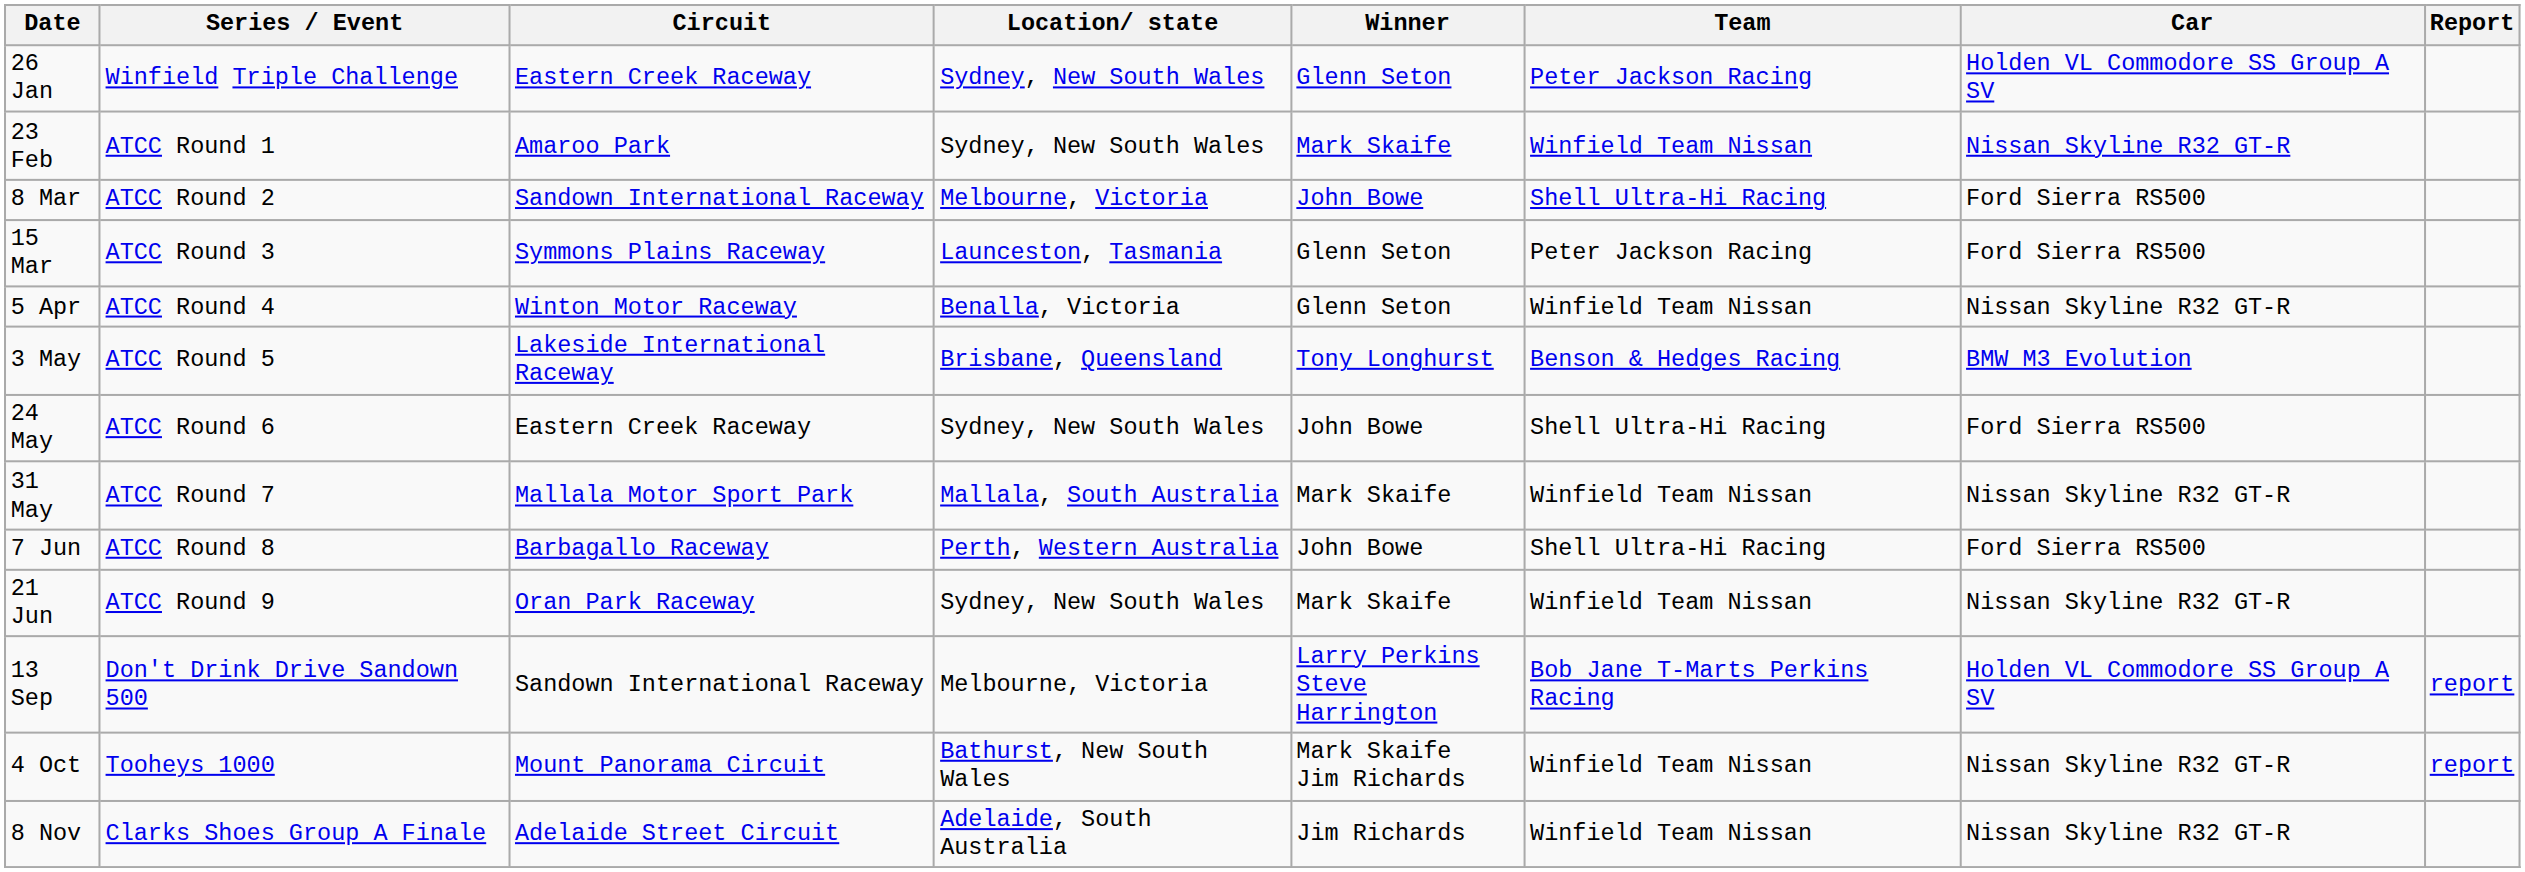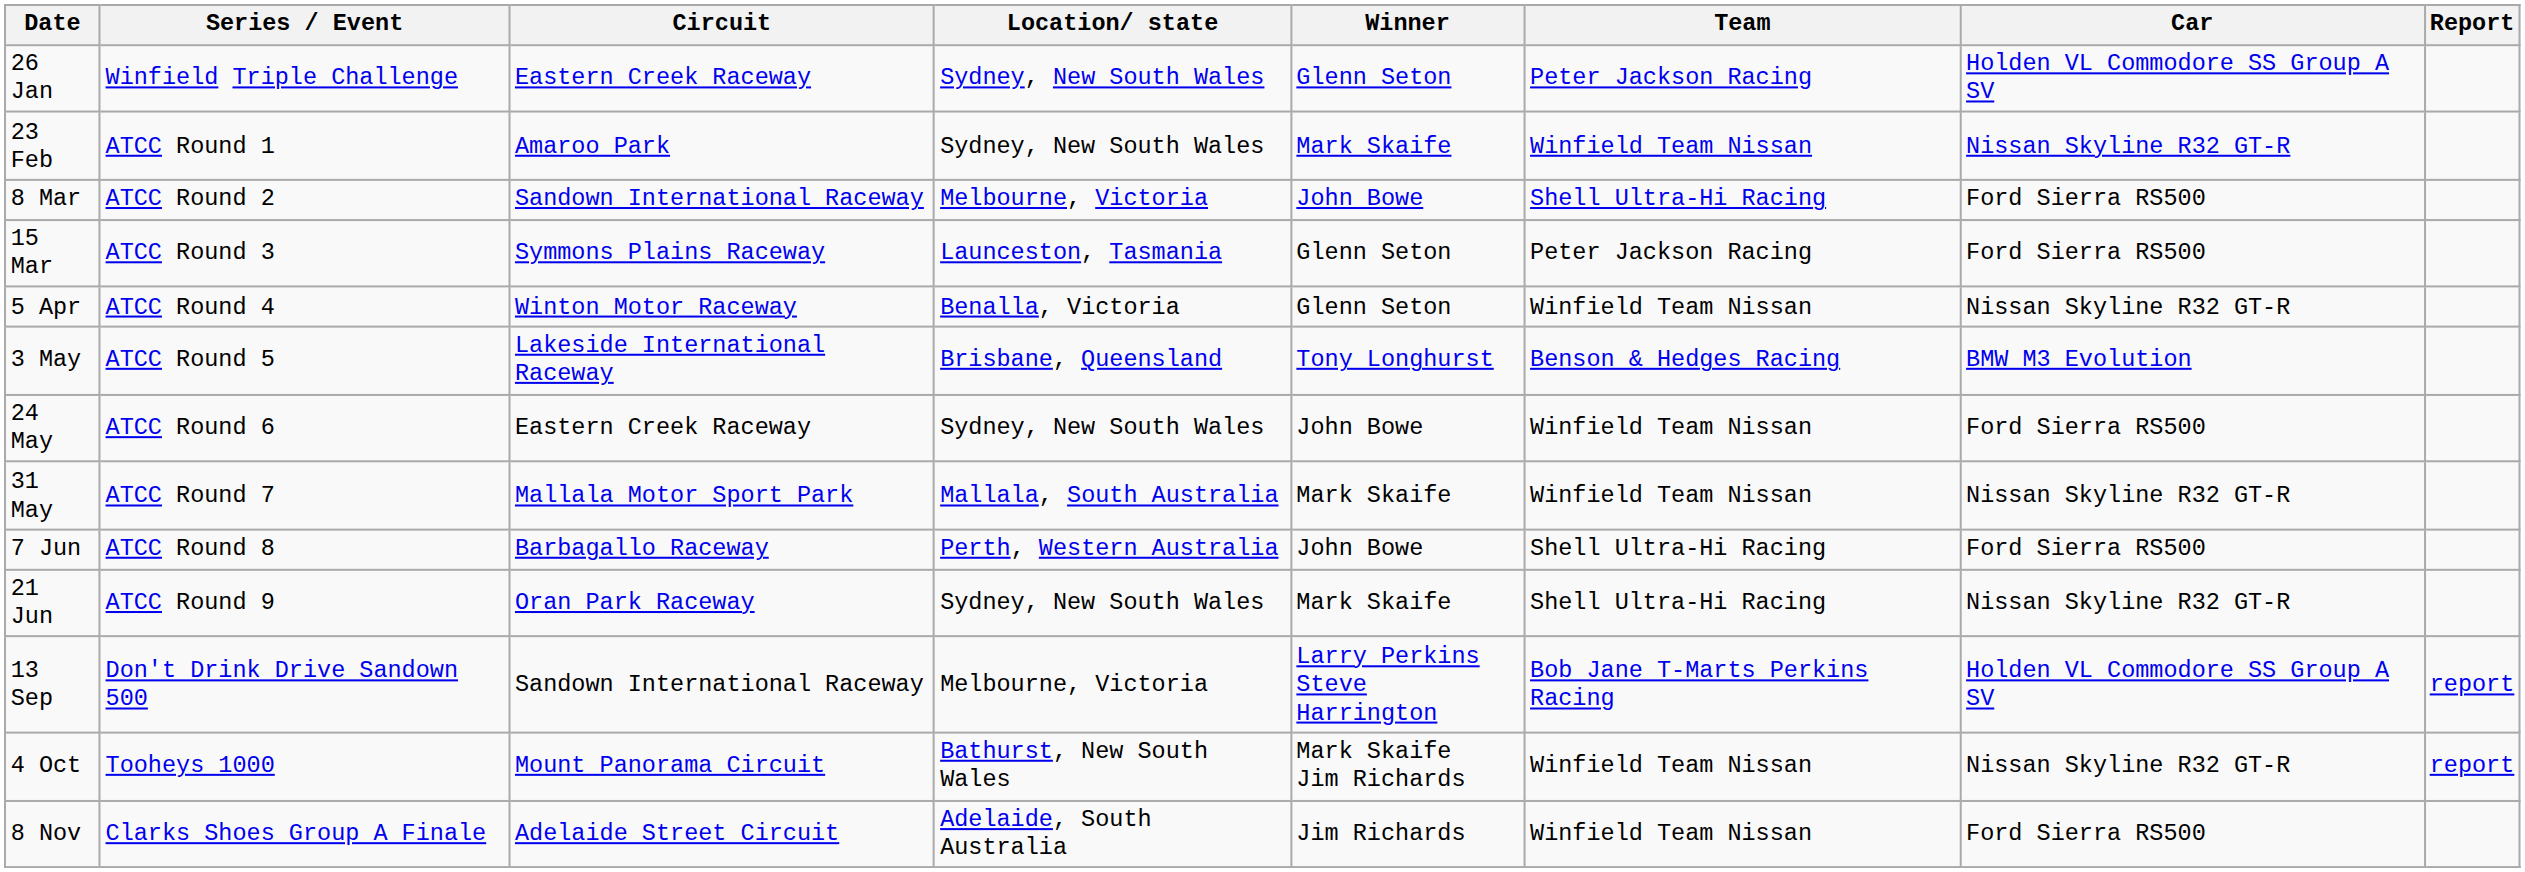(1678, 428) Shell Ultra-Hi Racing -> (1671, 428) Winfield Team Nissan
(1671, 602) Winfield Team Nissan -> (1678, 602) Shell Ultra-Hi Racing
(2128, 834) Nissan Skyline R32 GT-R -> (2086, 834) Ford Sierra RS500
